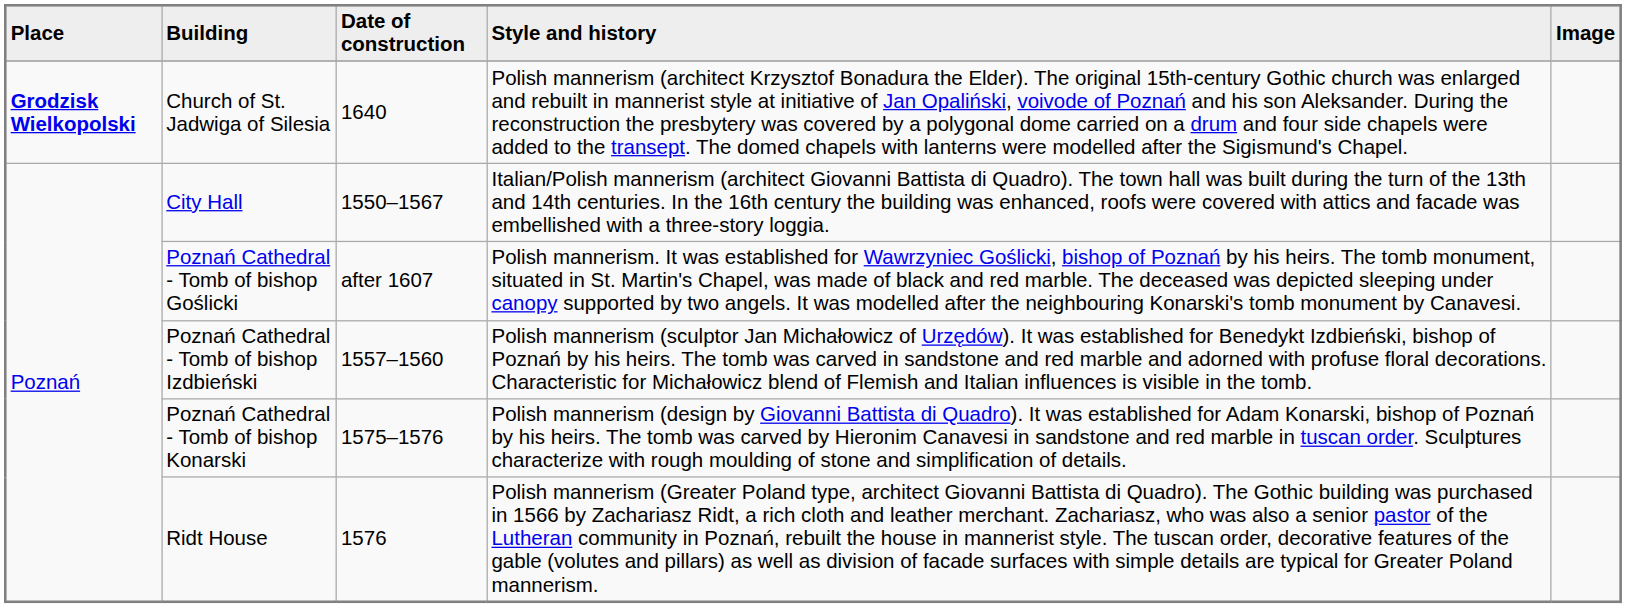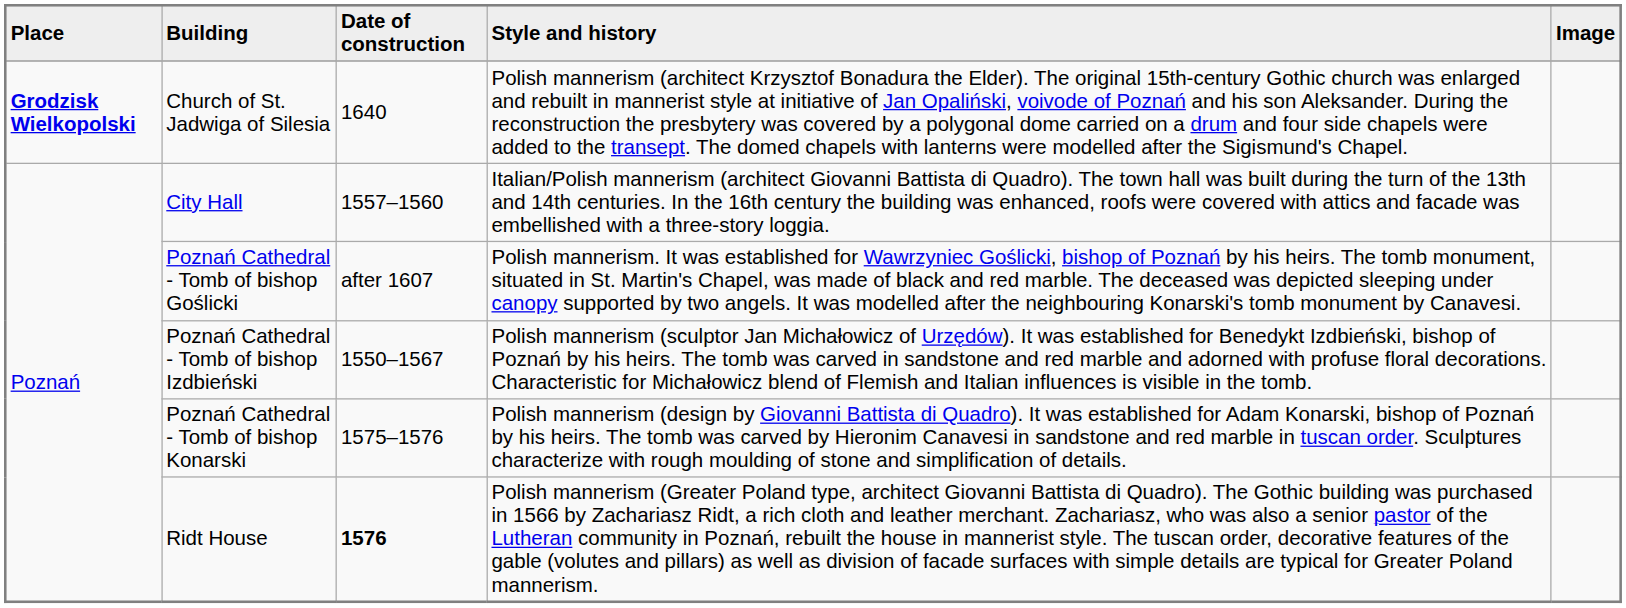(392, 202) 1550–1567 -> (392, 202) 1557–1560
(392, 359) 1557–1560 -> (392, 359) 1550–1567
(364, 539) normal -> (364, 539) bold
